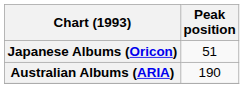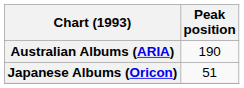rows swapped: (92, 72) <-> (92, 51)
